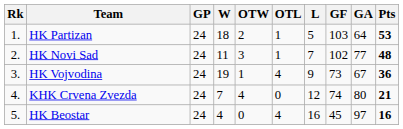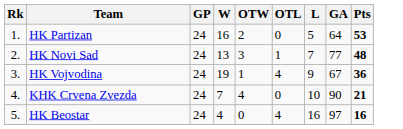- column: (338, 14)
(223, 34) 18 -> (223, 34) 16
(278, 34) 1 -> (278, 34) 0
(223, 54) 11 -> (223, 54) 13
(314, 94) 12 -> (314, 94) 10
(360, 94) 80 -> (335, 94) 90
